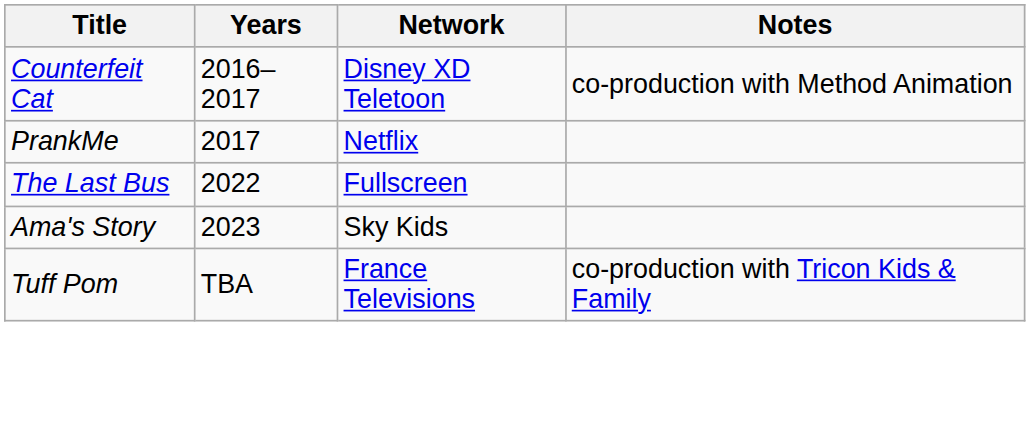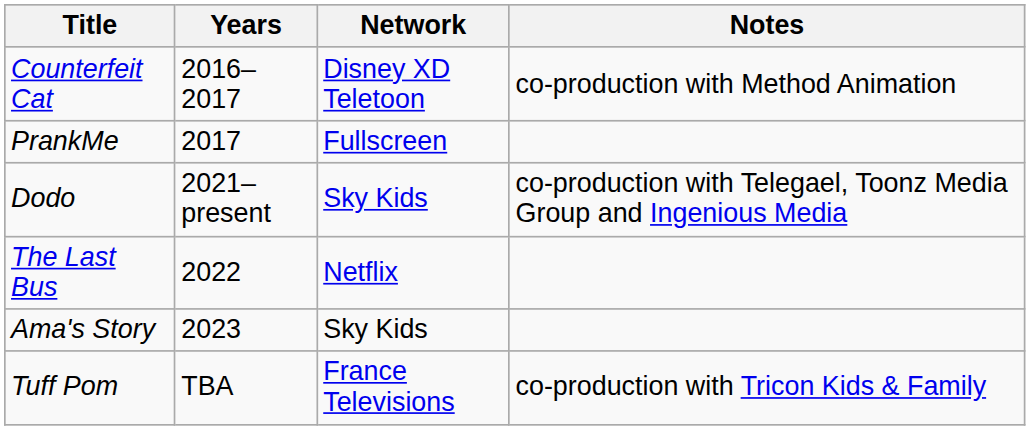(381, 141) Netflix -> (385, 141) Fullscreen
+ row: (43, 199)
(406, 183) Fullscreen -> (361, 271) Netflix
